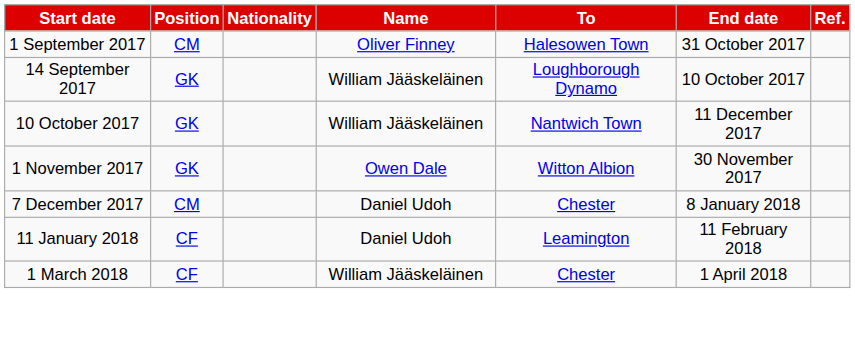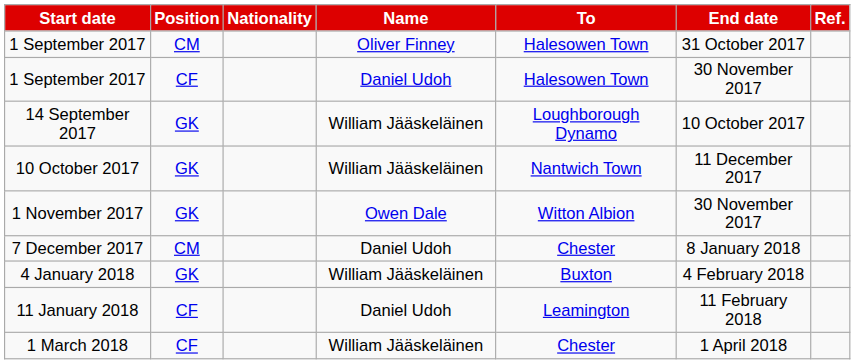+ row: (77, 80)
+ row: (77, 275)
